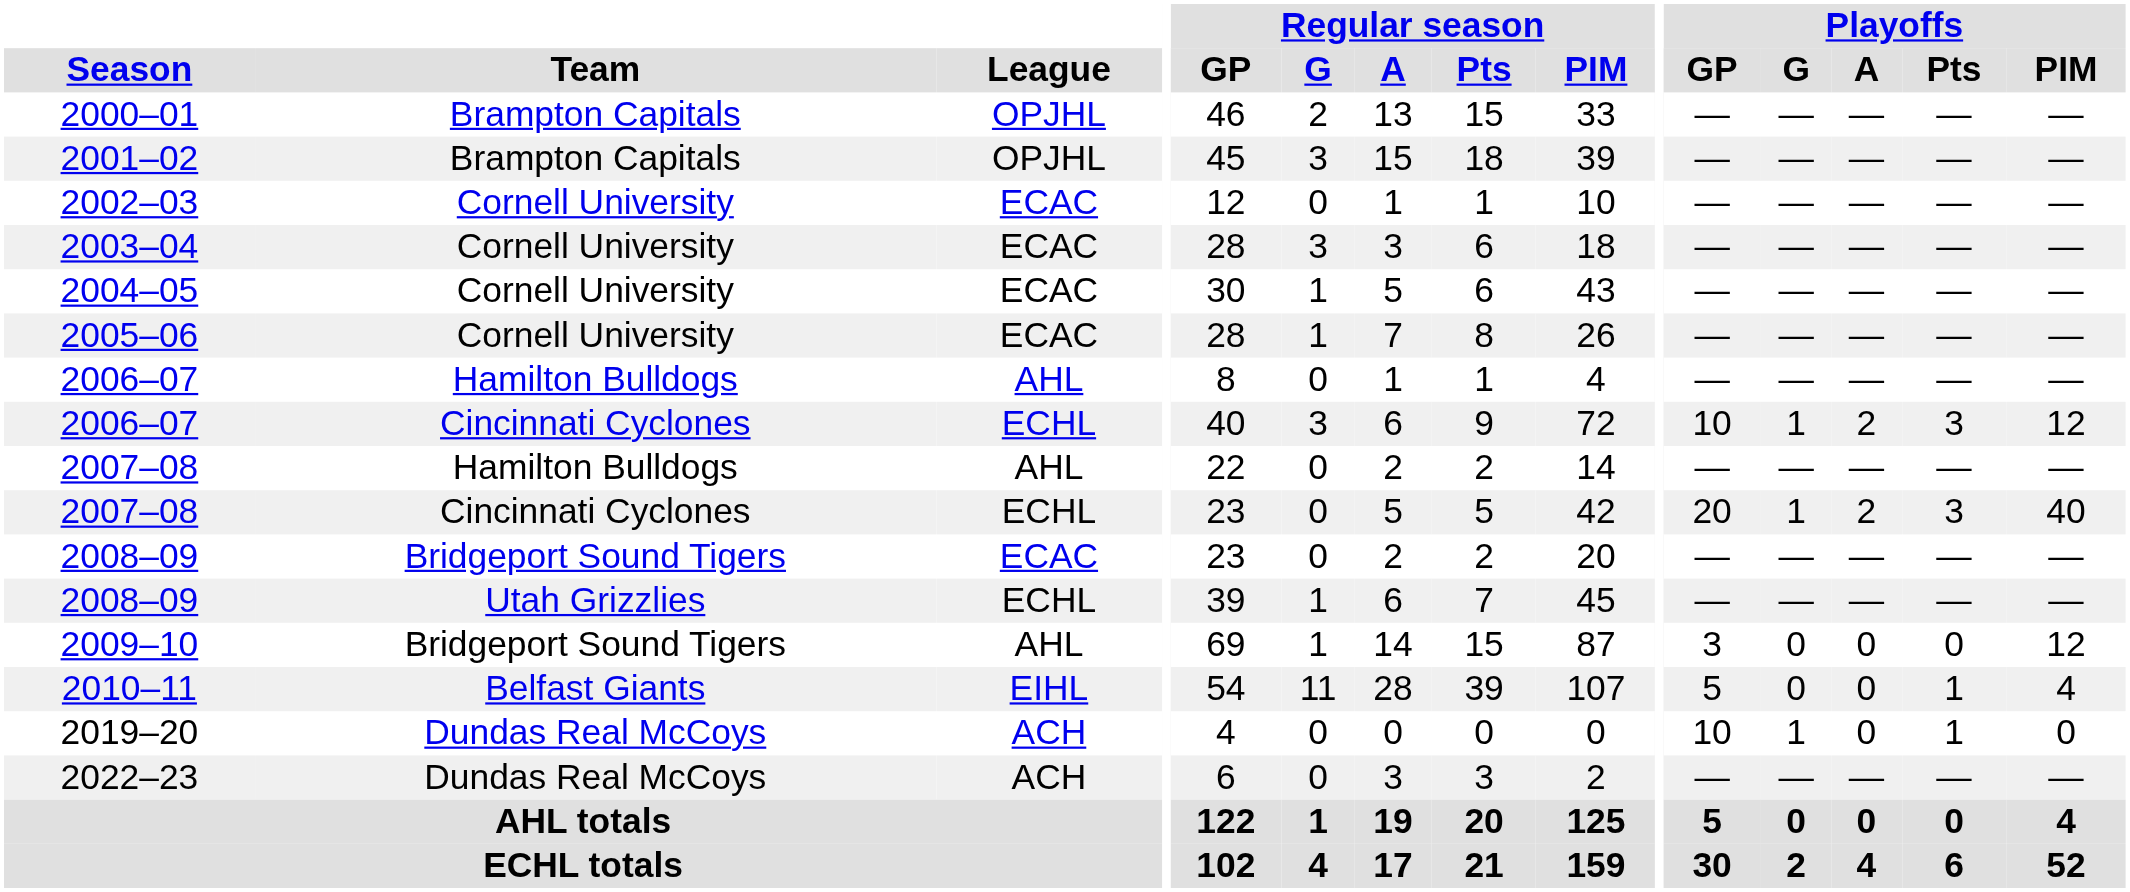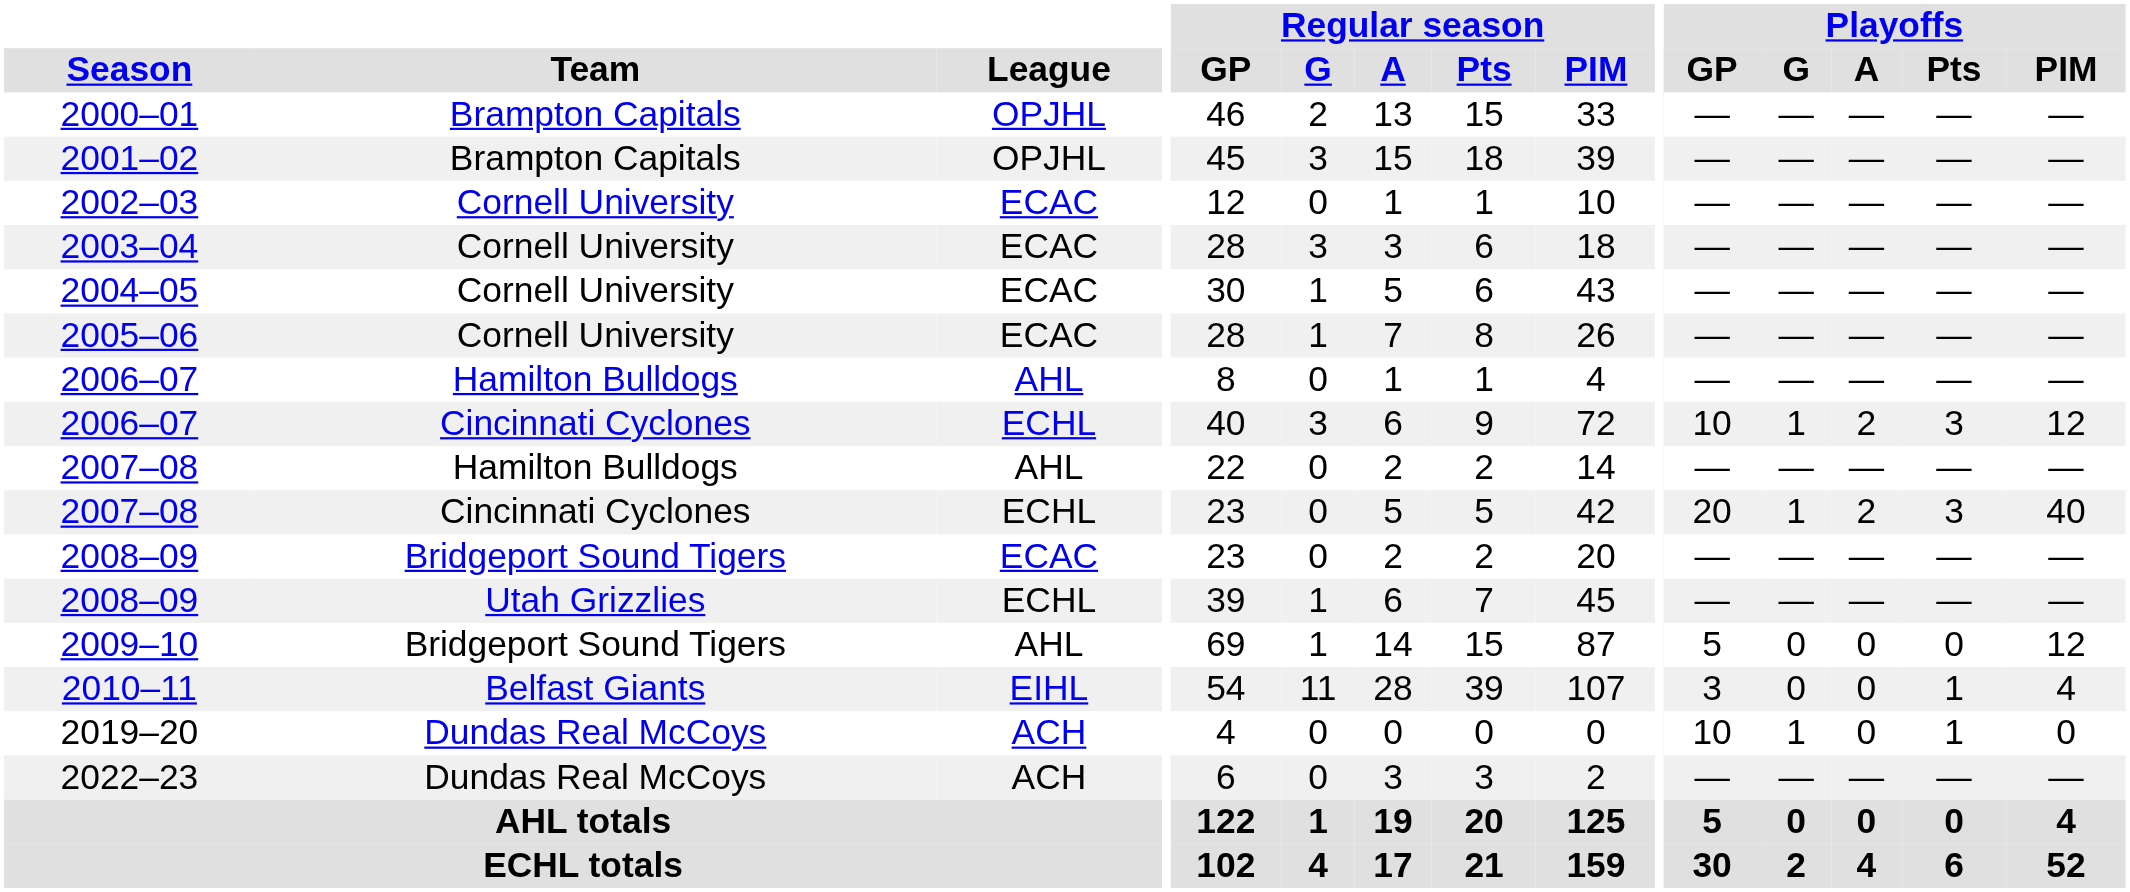(1712, 644) 3 -> (1712, 644) 5
(1712, 688) 5 -> (1712, 688) 3
